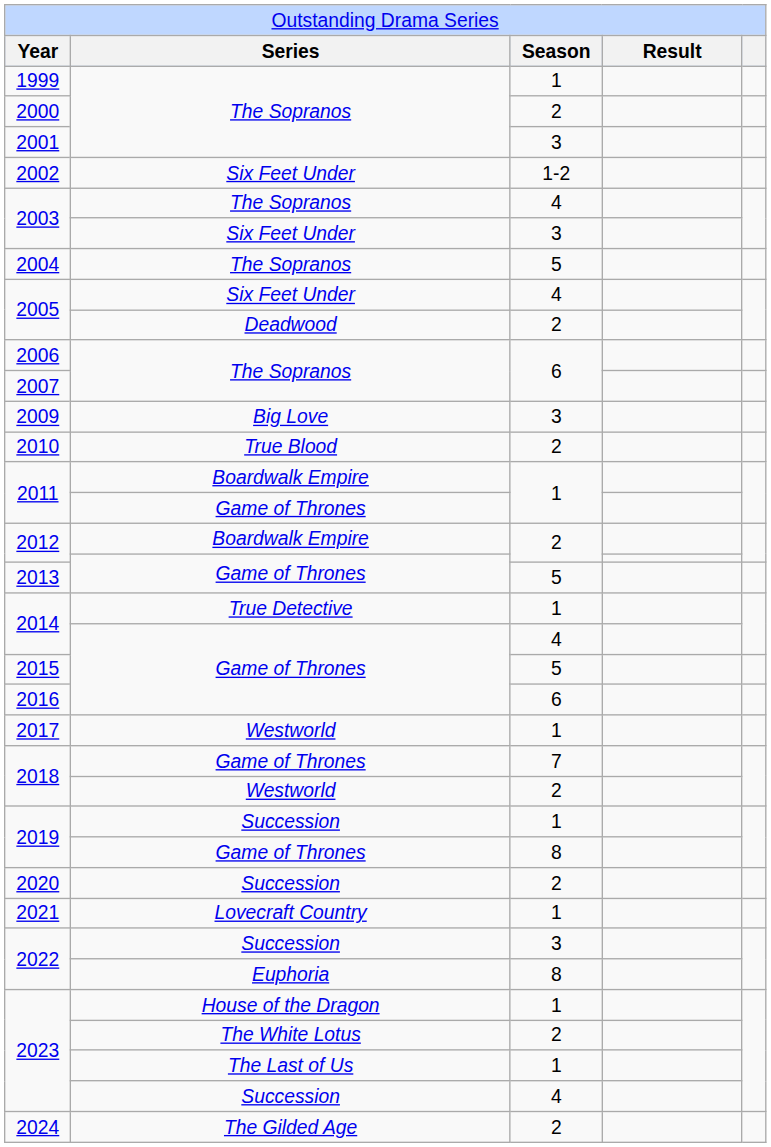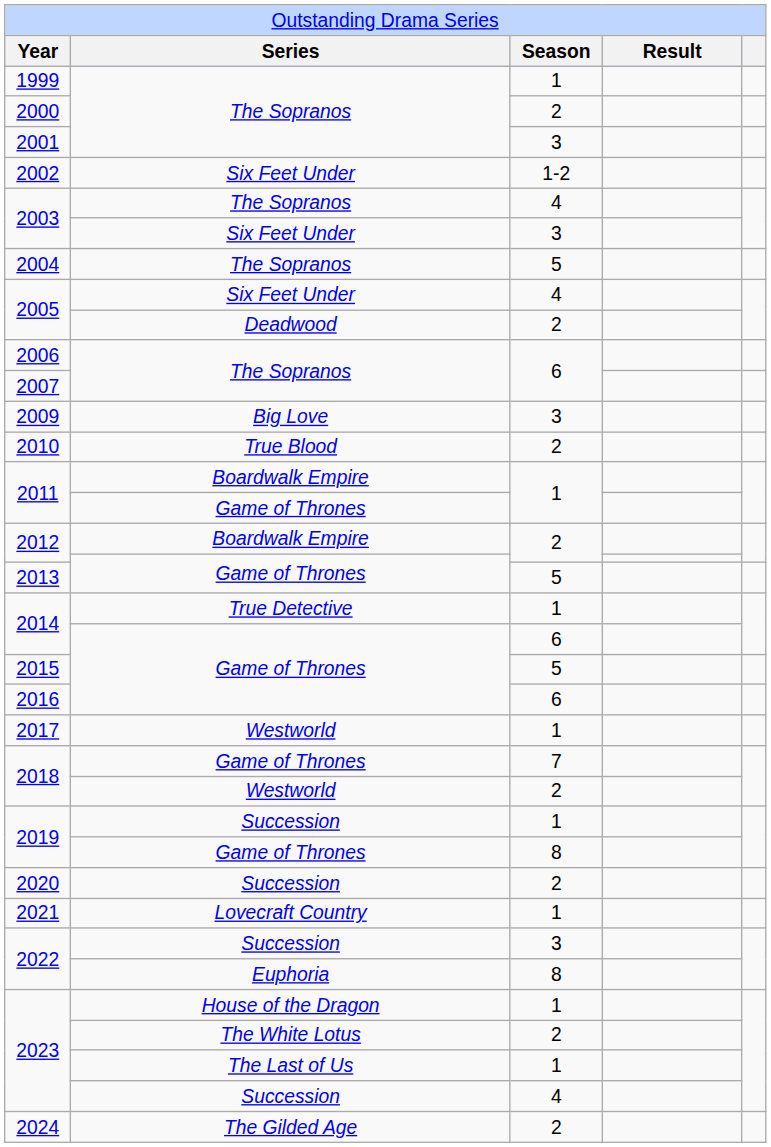(556, 639) 4 -> (556, 639) 6
